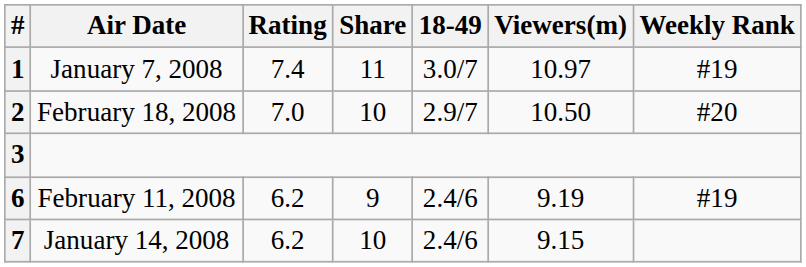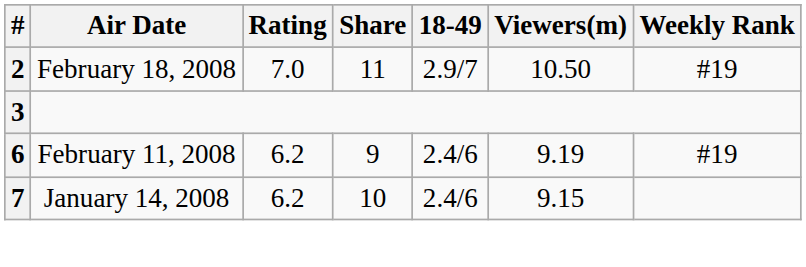- row: (18, 68)
(373, 111) 10 -> (373, 68) 11
(717, 111) #20 -> (717, 68) #19
